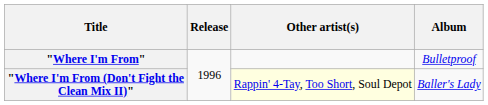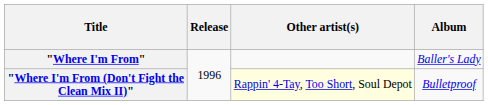(449, 59) Bulletproof -> (449, 59) Baller's Lady
(449, 84) Baller's Lady -> (449, 84) Bulletproof
